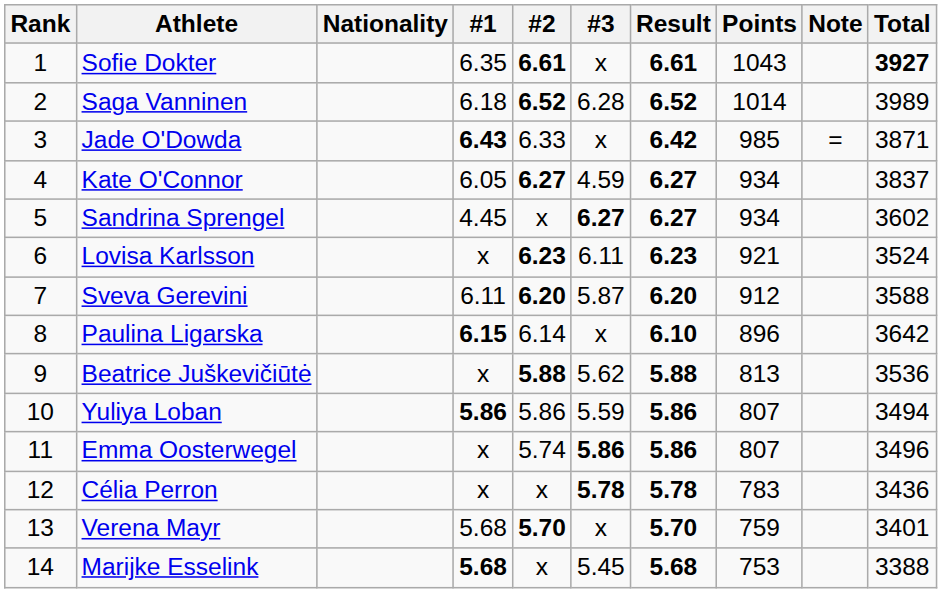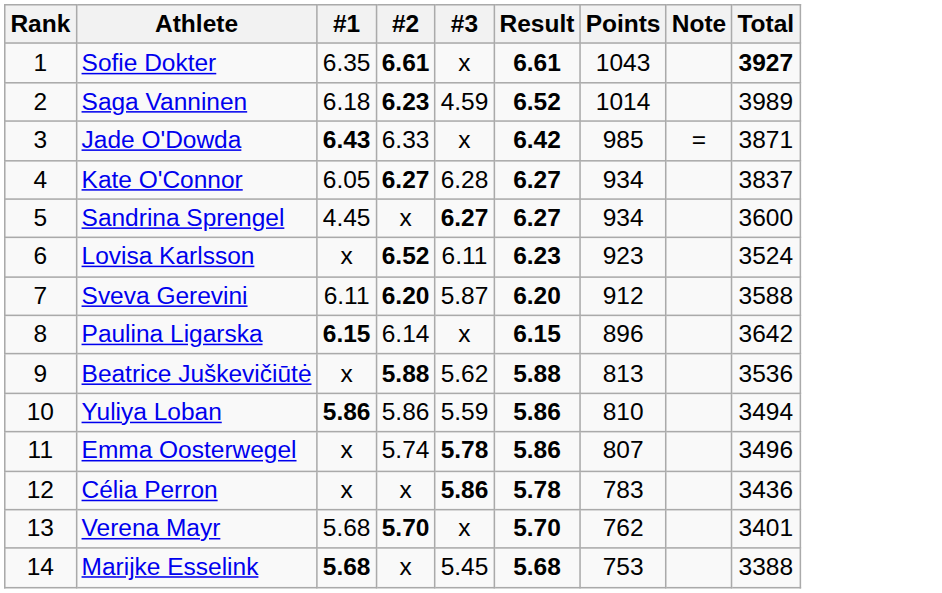- column: (385, 23)
(542, 101) 6.52 -> (406, 101) 6.23
(601, 101) 6.28 -> (464, 101) 4.59
(601, 179) 4.59 -> (464, 179) 6.28
(902, 218) 3602 -> (766, 218) 3600
(542, 256) 6.23 -> (406, 256) 6.52
(760, 256) 921 -> (623, 256) 923
(673, 334) 6.10 -> (537, 334) 6.15
(760, 412) 807 -> (623, 412) 810
(601, 450) 5.86 -> (464, 450) 5.78
(601, 489) 5.78 -> (464, 489) 5.86
(760, 528) 759 -> (623, 528) 762
